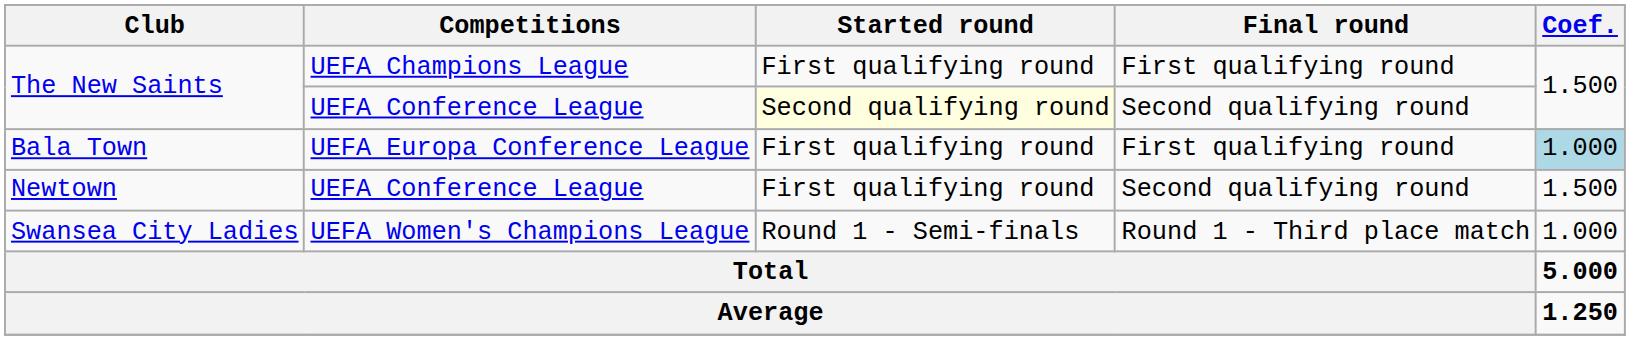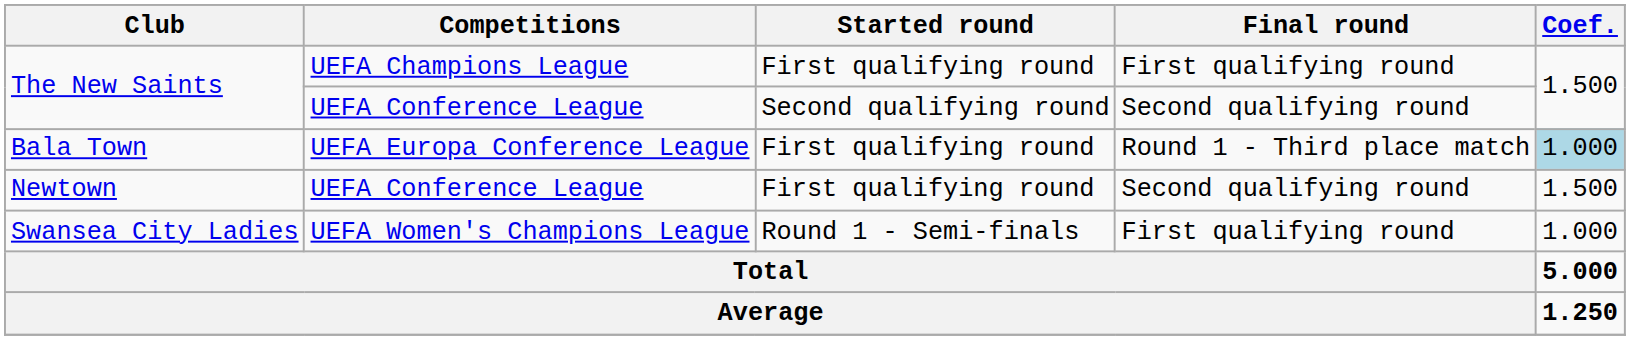(936, 108) lightyellow background -> (936, 108) no background
(1288, 149) First qualifying round -> (1326, 149) Round 1 - Third place match
(1326, 231) Round 1 - Third place match -> (1288, 231) First qualifying round
